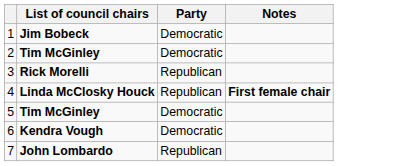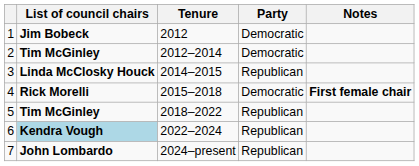+ column: (198, 14)
(54, 72) Rick Morelli -> (87, 72) Linda McClosky Houck
(87, 92) Linda McClosky Houck -> (54, 92) Rick Morelli
(191, 92) Republican -> (272, 92) Democratic
(191, 111) Democratic -> (272, 111) Republican
(61, 131) no background -> (61, 131) lightblue background
(191, 131) Democratic -> (272, 131) Republican
